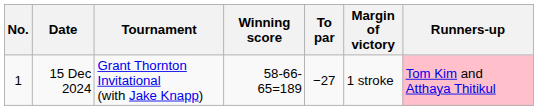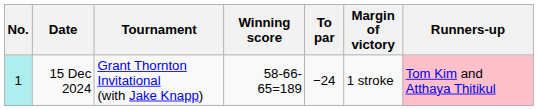(18, 80) no background -> (18, 80) paleturquoise background
(324, 80) −27 -> (324, 80) −24
